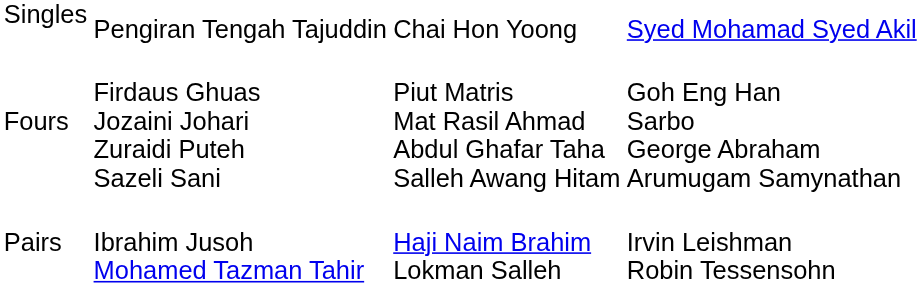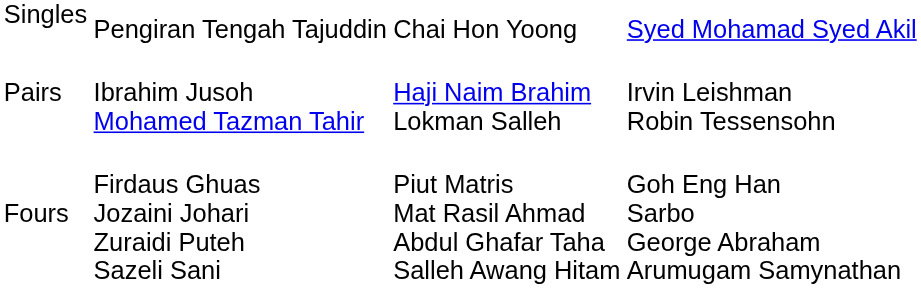rows swapped: (33, 242) <-> (36, 121)
